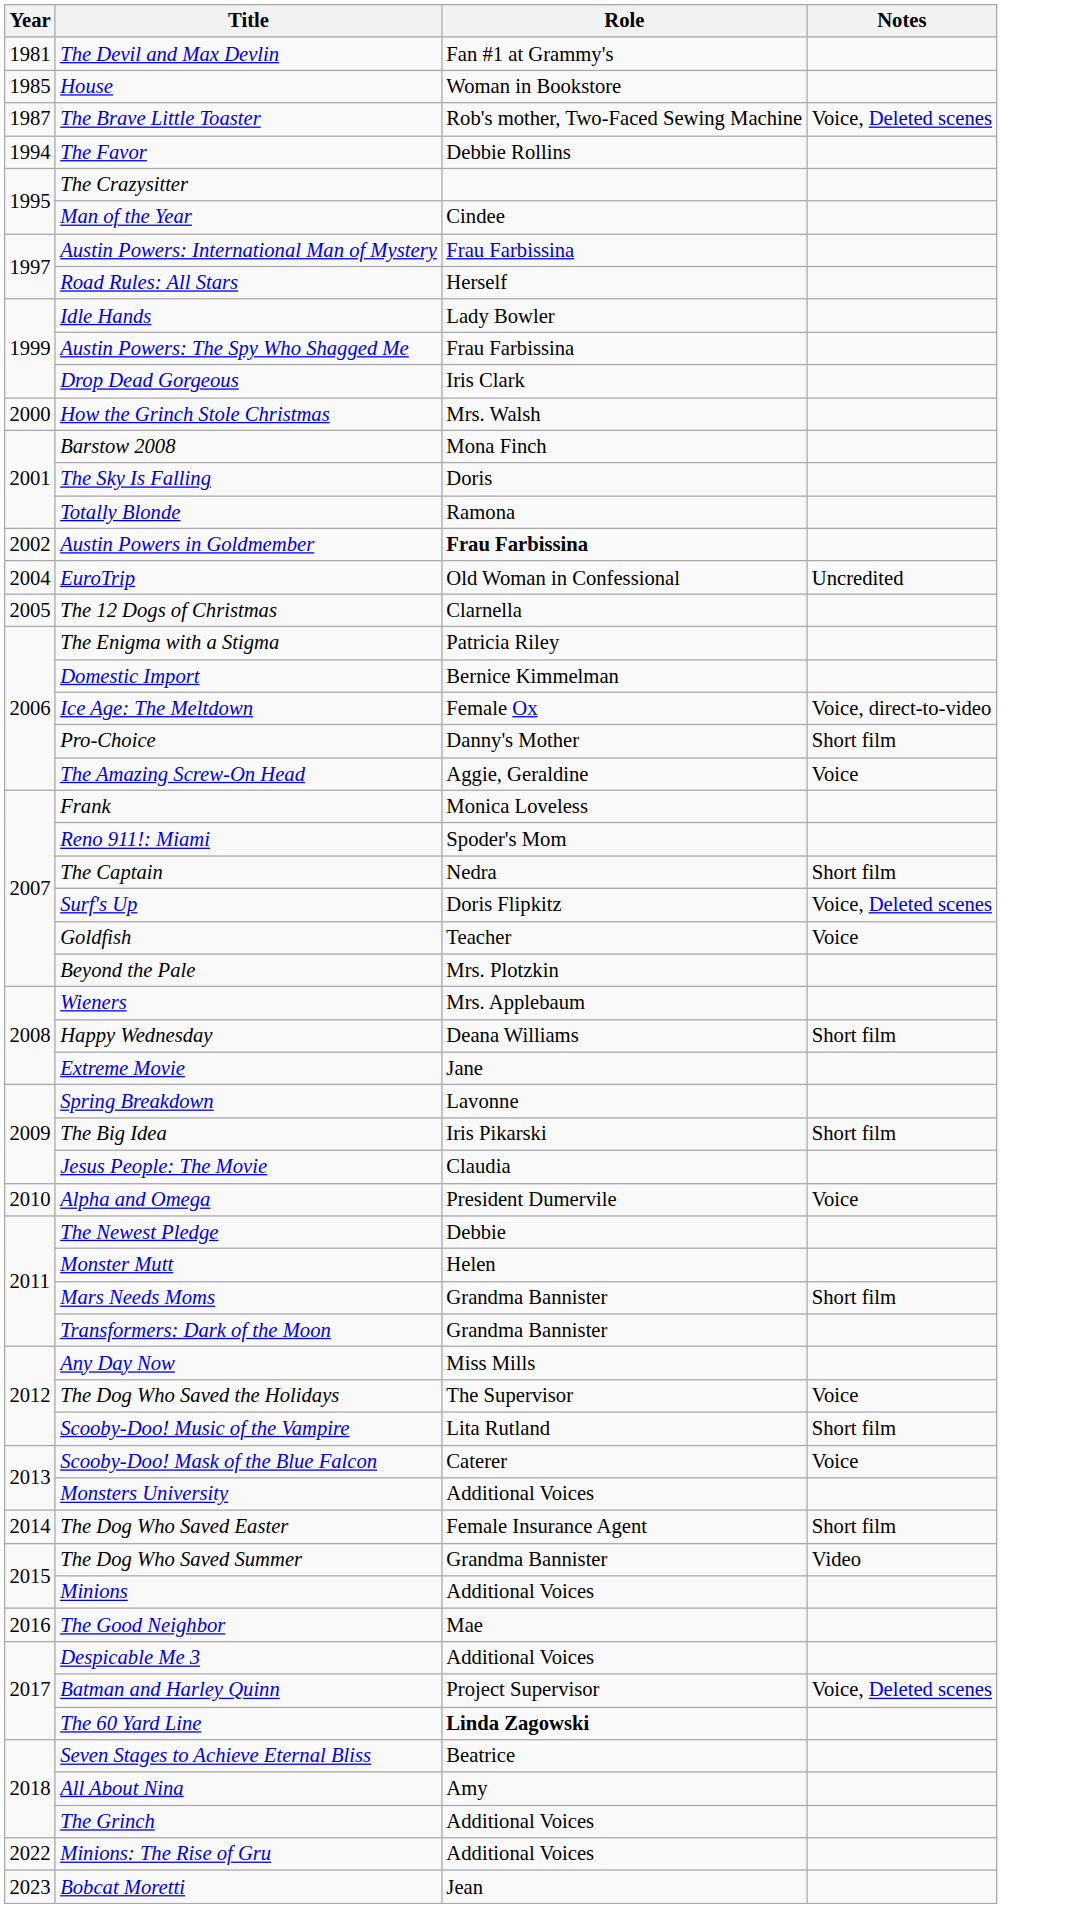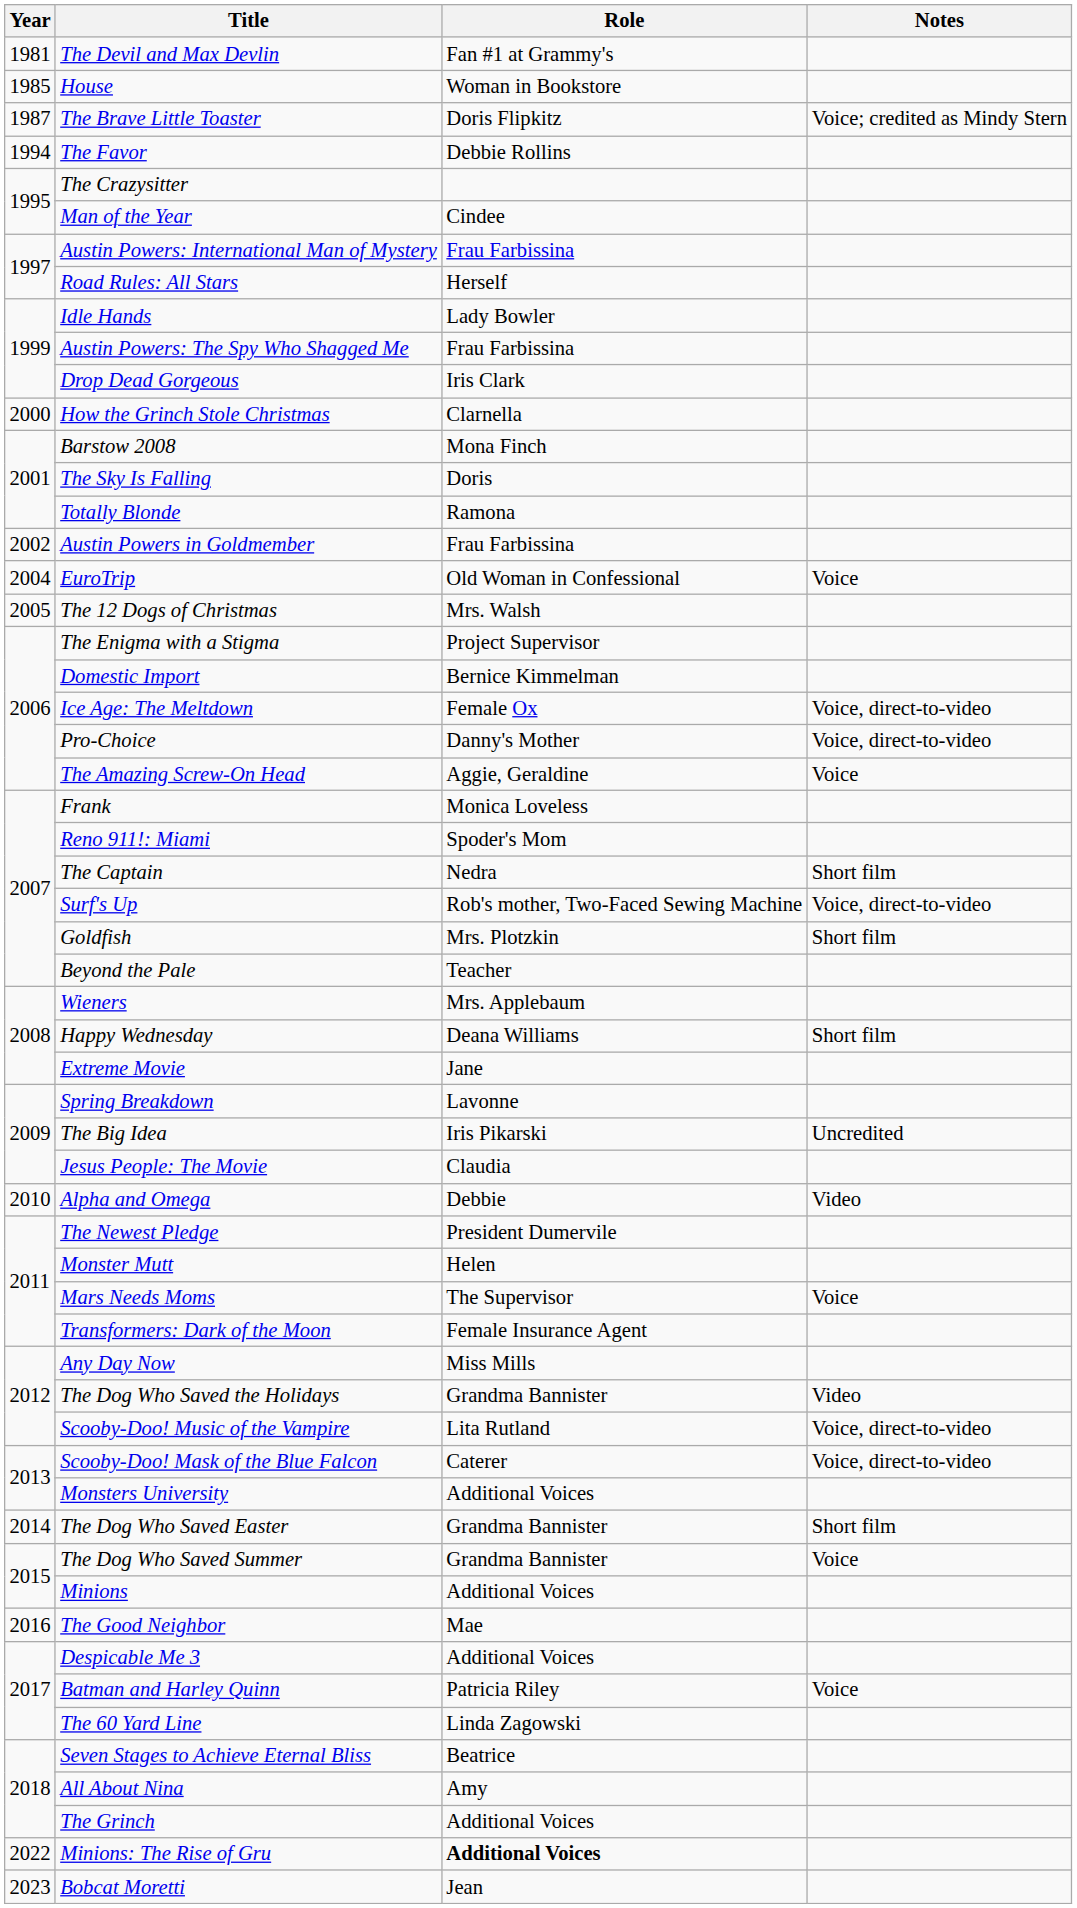(624, 119) Rob's mother, Two-Faced Sewing Machine -> (504, 119) Doris Flipkitz
(902, 119) Voice, Deleted scenes -> (939, 119) Voice; credited as Mindy Stern
(493, 413) Mrs. Walsh -> (484, 413) Clarnella
(517, 544) bold -> (510, 544) normal
(858, 577) Uncredited -> (835, 577) Voice
(484, 610) Clarnella -> (493, 610) Mrs. Walsh
(503, 642) Patricia Riley -> (523, 642) Project Supervisor
(854, 741) Short film -> (902, 741) Voice, direct-to-video
(504, 904) Doris Flipkitz -> (624, 904) Rob's mother, Two-Faced Sewing Machine
(902, 904) Voice, Deleted scenes -> (902, 904) Voice, direct-to-video
(479, 937) Teacher -> (503, 937) Mrs. Plotzkin
(835, 937) Voice -> (854, 937) Short film
(503, 970) Mrs. Plotzkin -> (479, 970) Teacher
(854, 1133) Short film -> (858, 1133) Uncredited
(531, 1199) President Dumervile -> (476, 1199) Debbie
(835, 1199) Voice -> (836, 1199) Video
(476, 1232) Debbie -> (531, 1232) President Dumervile
(527, 1297) Grandma Bannister -> (510, 1297) The Supervisor
(854, 1297) Short film -> (835, 1297) Voice
(527, 1330) Grandma Bannister -> (547, 1330) Female Insurance Agent
(510, 1395) The Supervisor -> (527, 1395) Grandma Bannister
(835, 1395) Voice -> (836, 1395) Video
(854, 1428) Short film -> (902, 1428) Voice, direct-to-video
(835, 1461) Voice -> (902, 1461) Voice, direct-to-video
(547, 1526) Female Insurance Agent -> (527, 1526) Grandma Bannister
(836, 1559) Video -> (835, 1559) Voice
(523, 1690) Project Supervisor -> (503, 1690) Patricia Riley
(902, 1690) Voice, Deleted scenes -> (835, 1690) Voice
(518, 1723) bold -> (514, 1723) normal
(520, 1853) normal -> (523, 1853) bold
